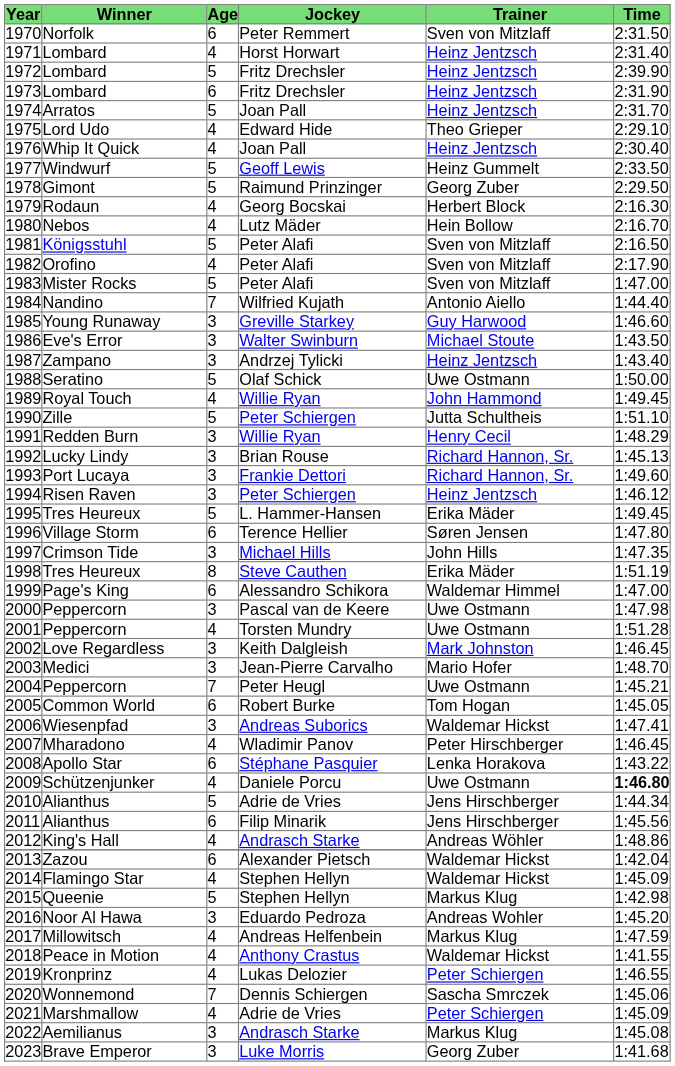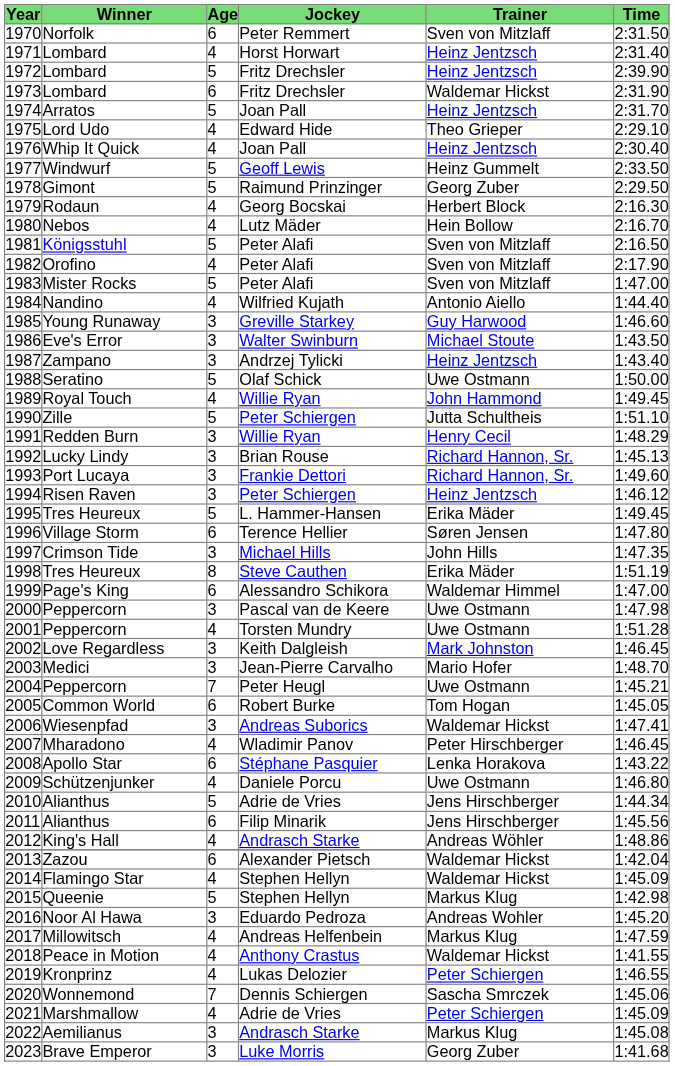(482, 91) Heinz Jentzsch -> (488, 91) Waldemar Hickst
(212, 302) 7 -> (212, 302) 4
(642, 783) bold -> (642, 783) normal
